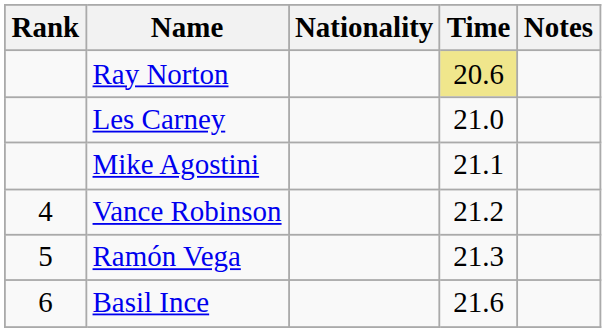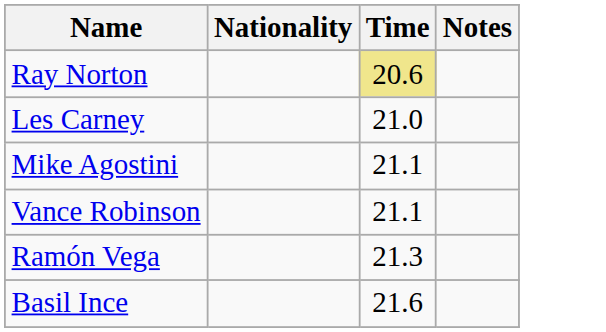- column: (45, 27)
(479, 211) 21.2 -> (398, 211) 21.1
